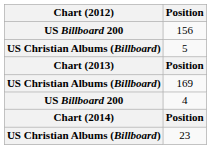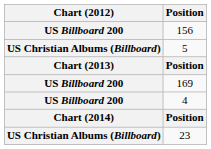(84, 83) US Christian Albums (Billboard) -> (84, 83) US Billboard 200
